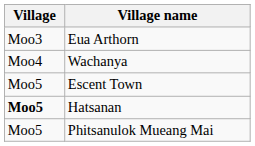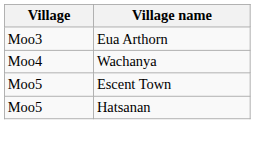(25, 107) bold -> (25, 107) normal
- row: (141, 130)
